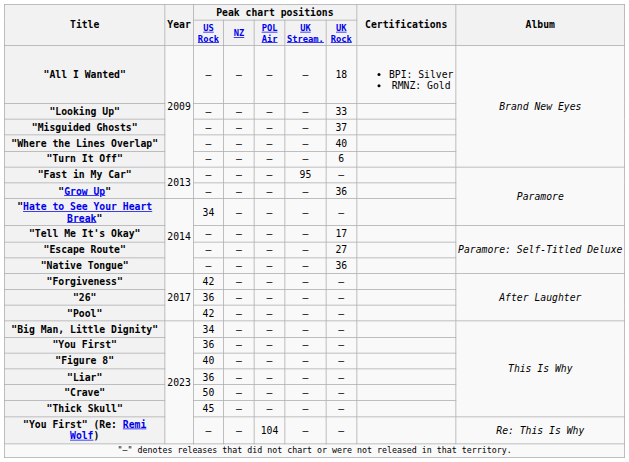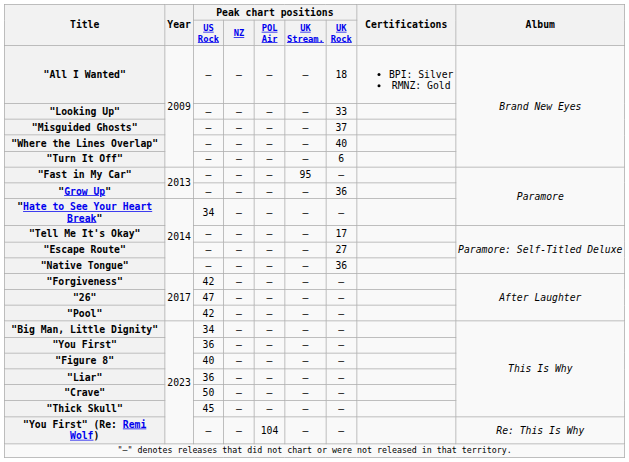(208, 297) 36 -> (208, 297) 47
